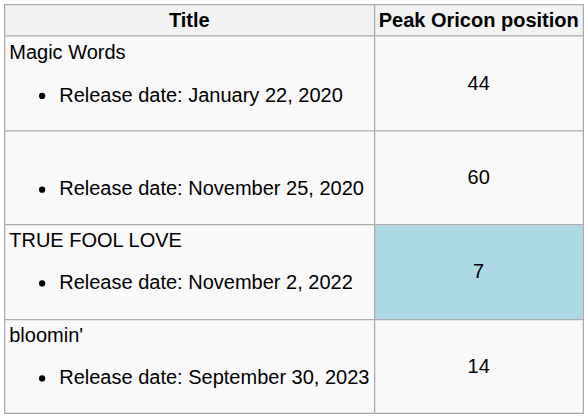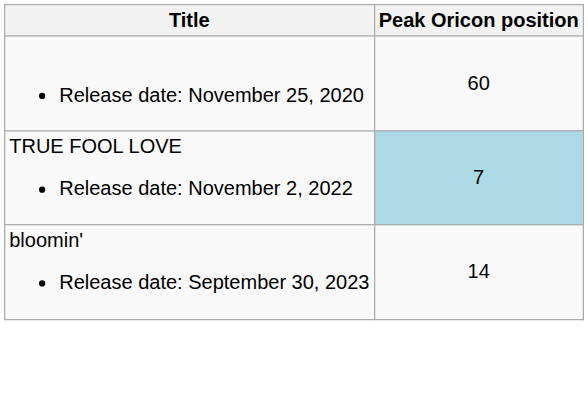- row: (189, 73)
